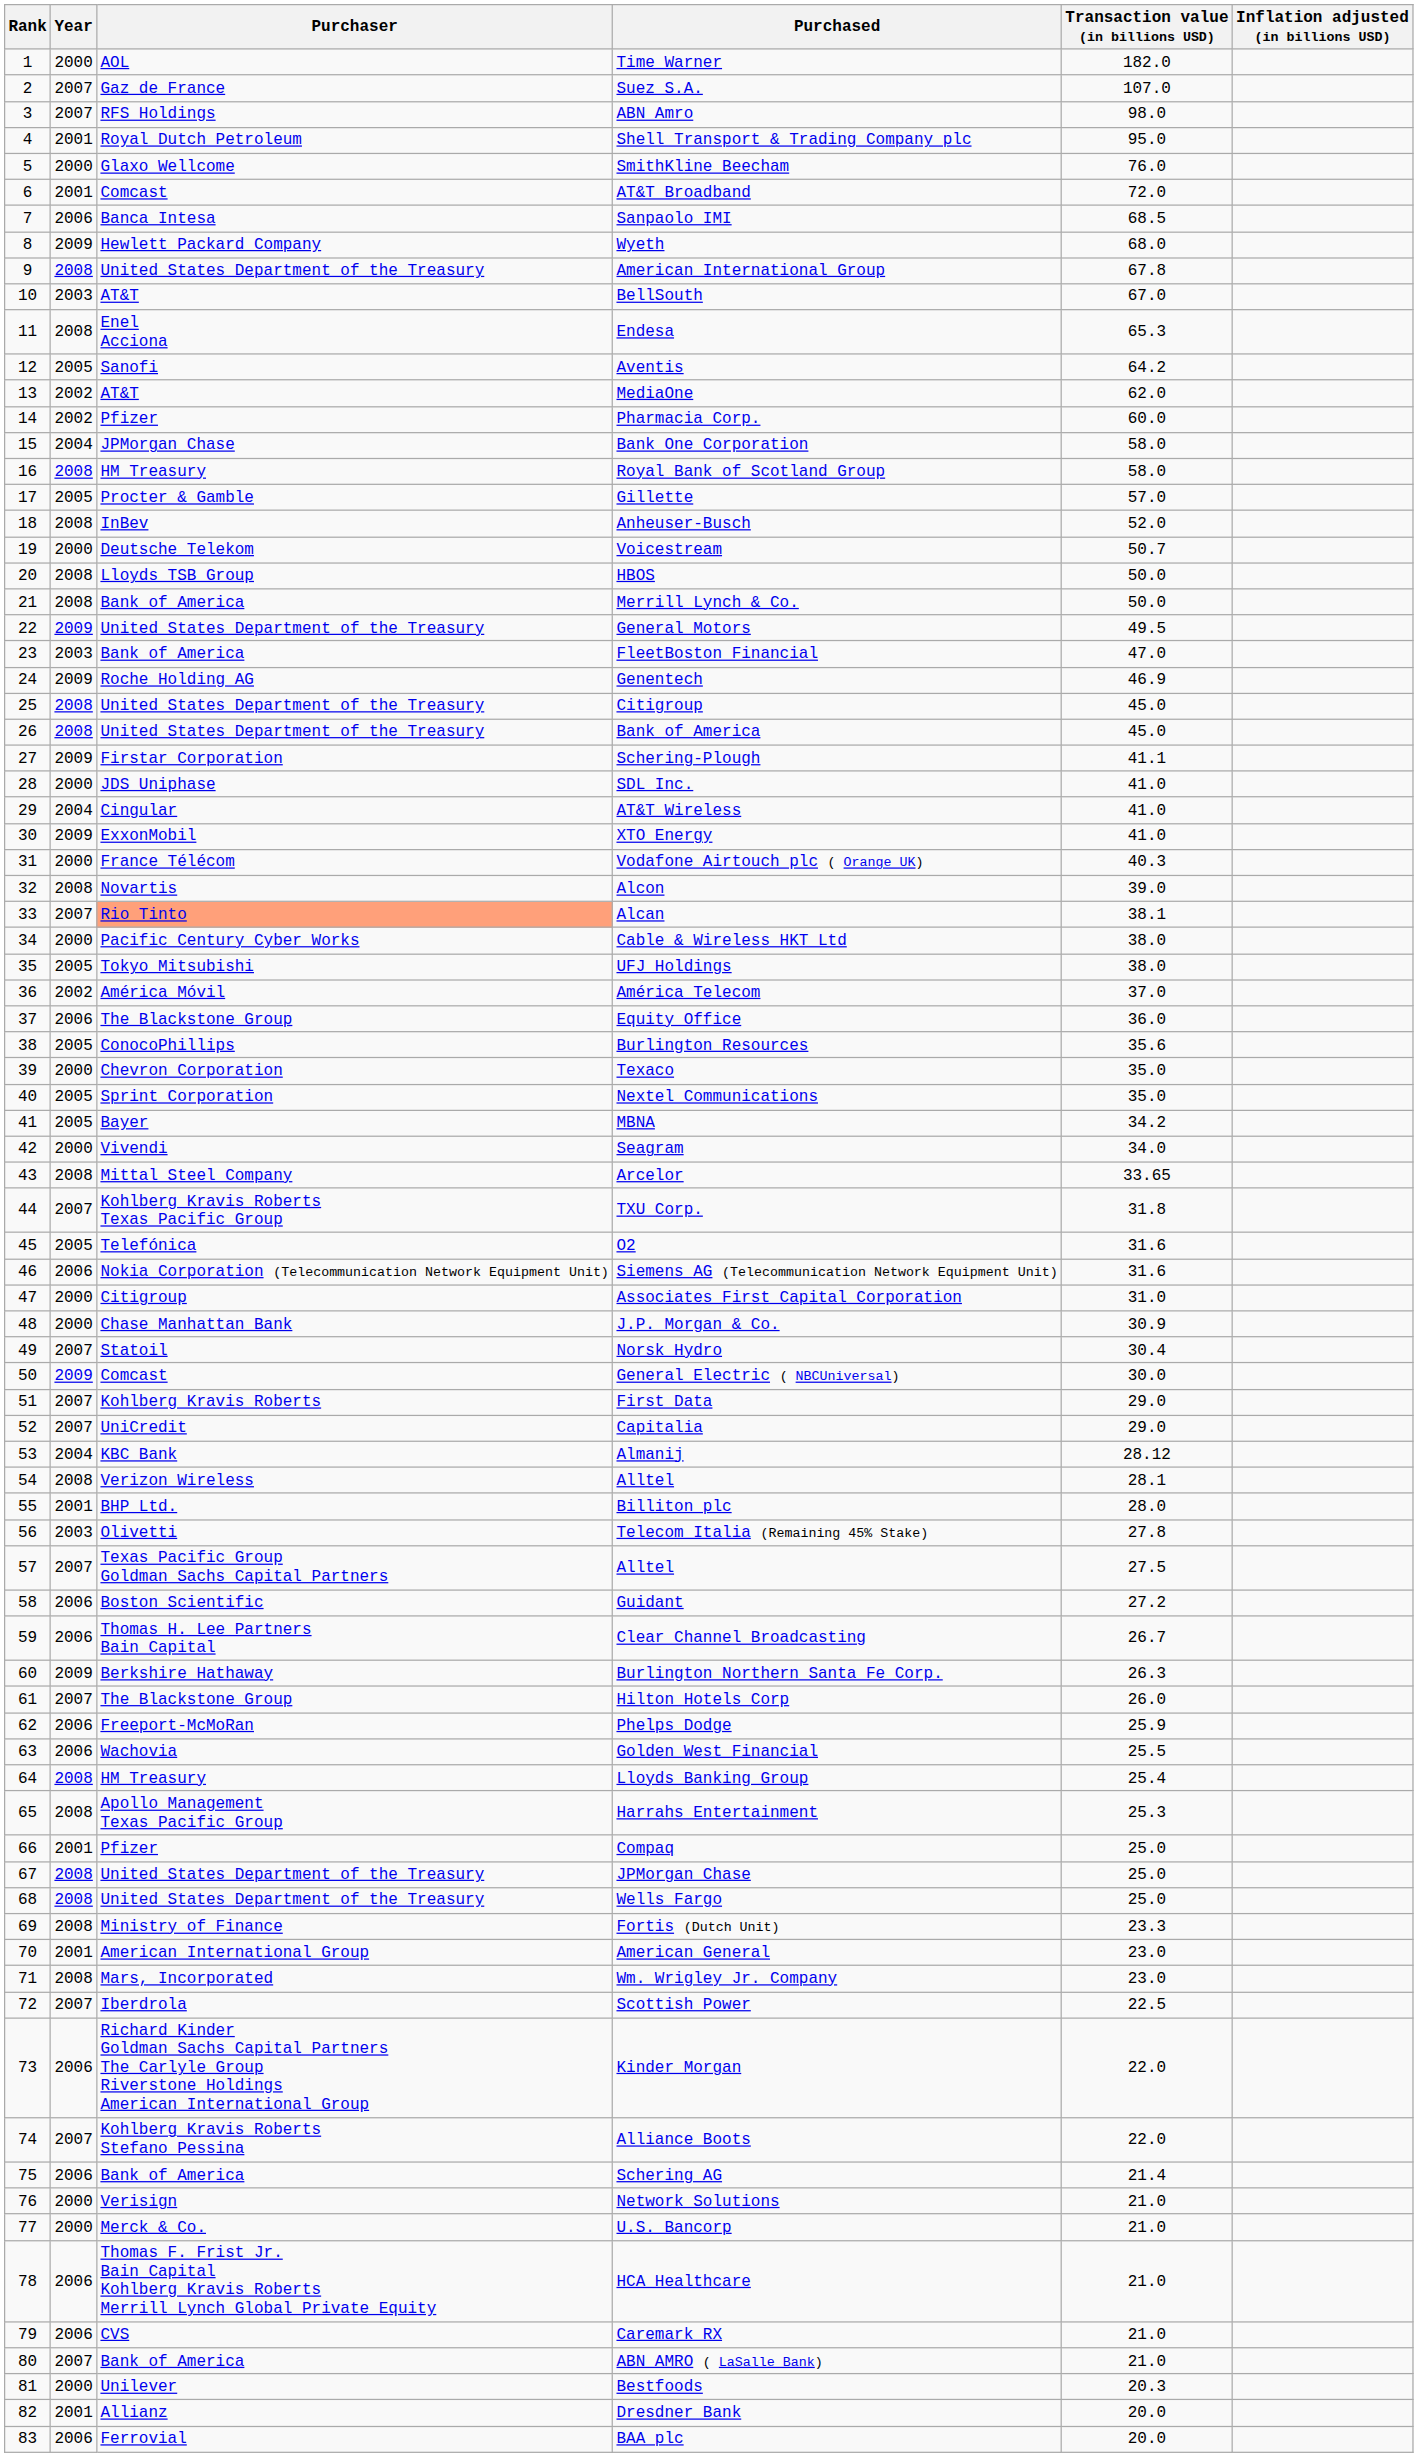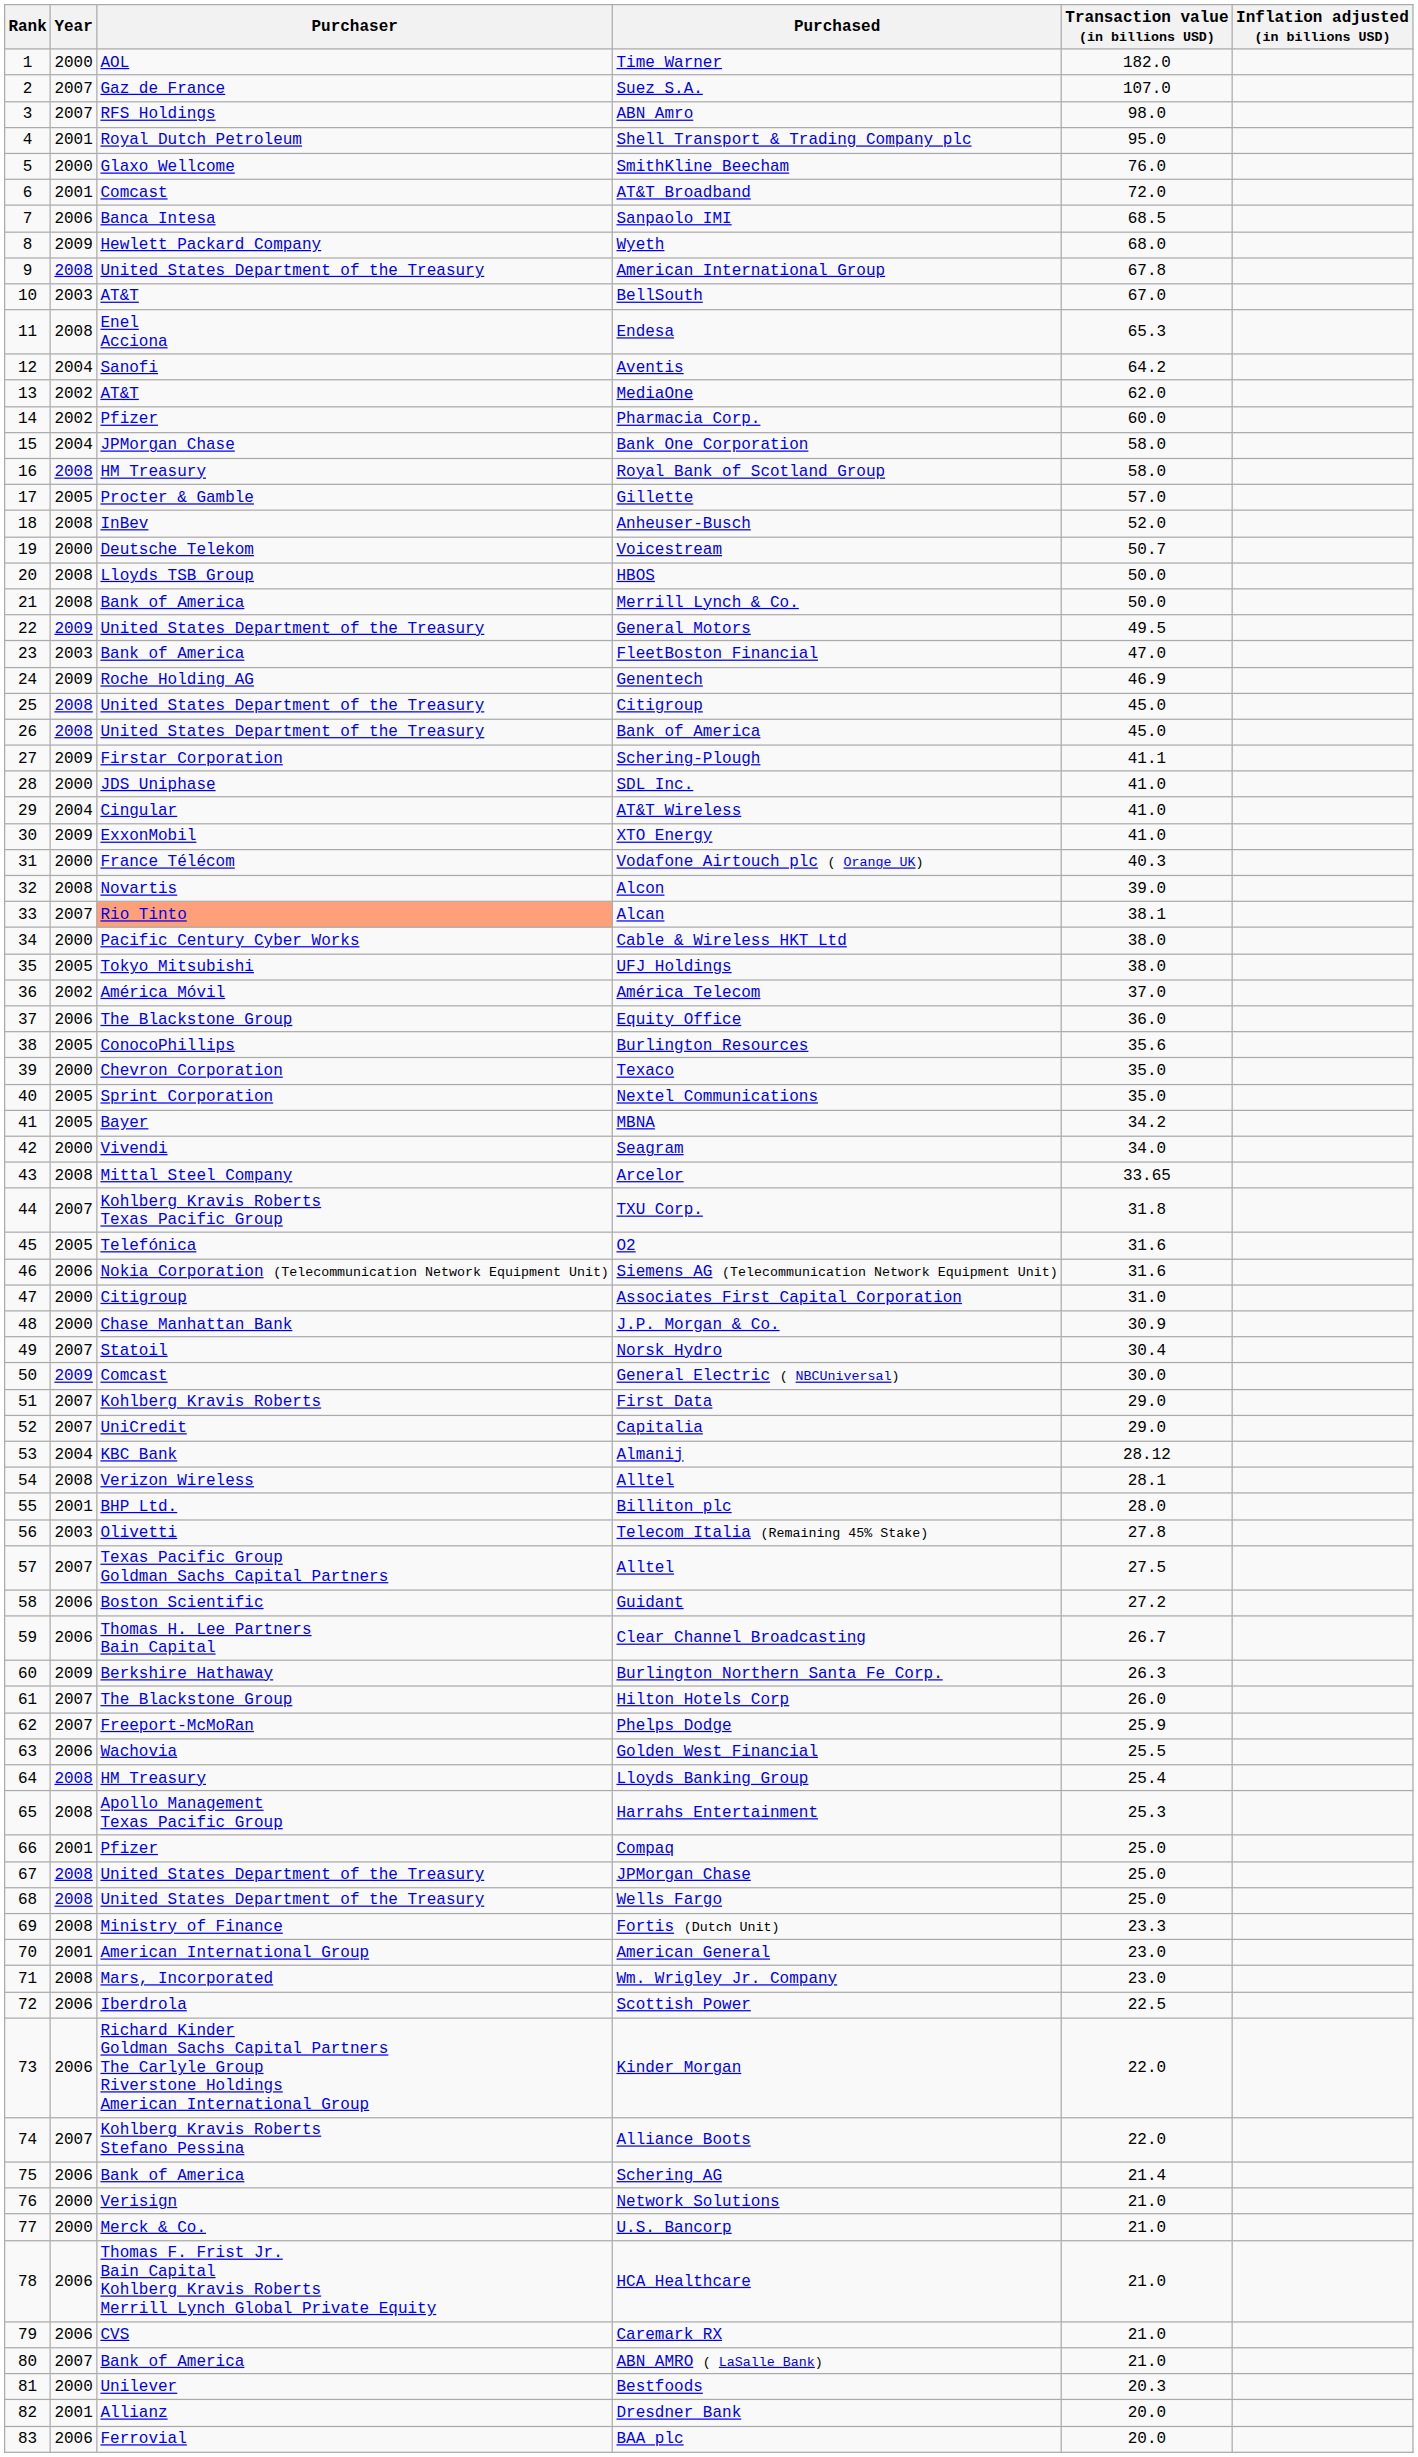(74, 367) 2005 -> (74, 367) 2004
(74, 1726) 2006 -> (74, 1726) 2007
(74, 2005) 2007 -> (74, 2005) 2006
